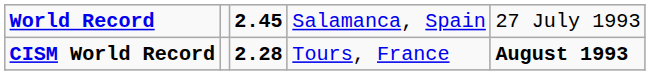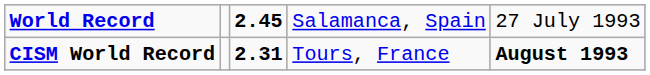(259, 54) 2.28 -> (259, 54) 2.31
